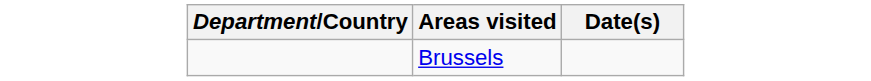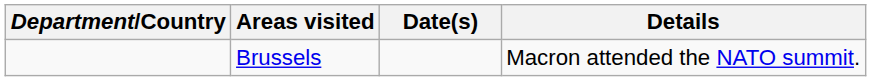+ column: (683, 22)
